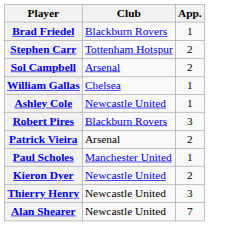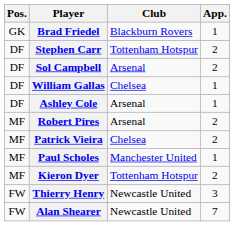+ column: (17, 13)
(125, 103) Newcastle United -> (128, 103) Arsenal
(126, 121) Blackburn Rovers -> (128, 121) Arsenal
(190, 121) 3 -> (215, 121) 2
(103, 139) Arsenal -> (128, 139) Chelsea
(125, 175) Newcastle United -> (154, 175) Tottenham Hotspur
